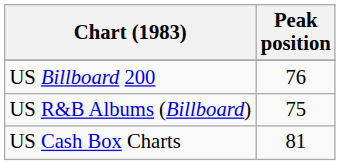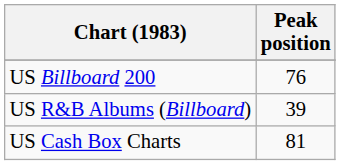(296, 109) 75 -> (296, 109) 39
